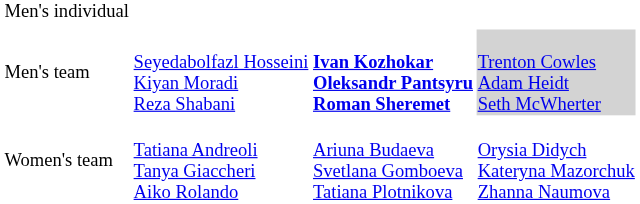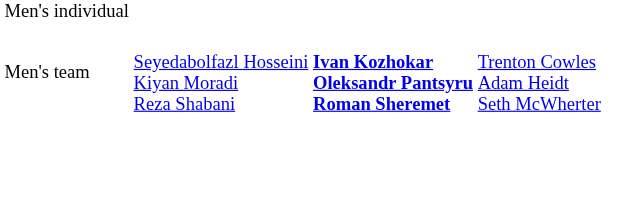(539, 82) lightgrey background -> (539, 82) no background
- row: (59, 160)
